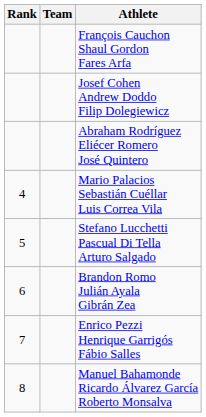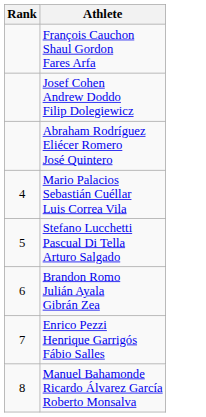- column: (58, 14)
